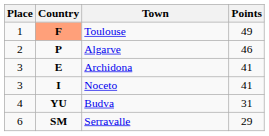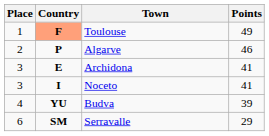(247, 103) 31 -> (247, 103) 39
